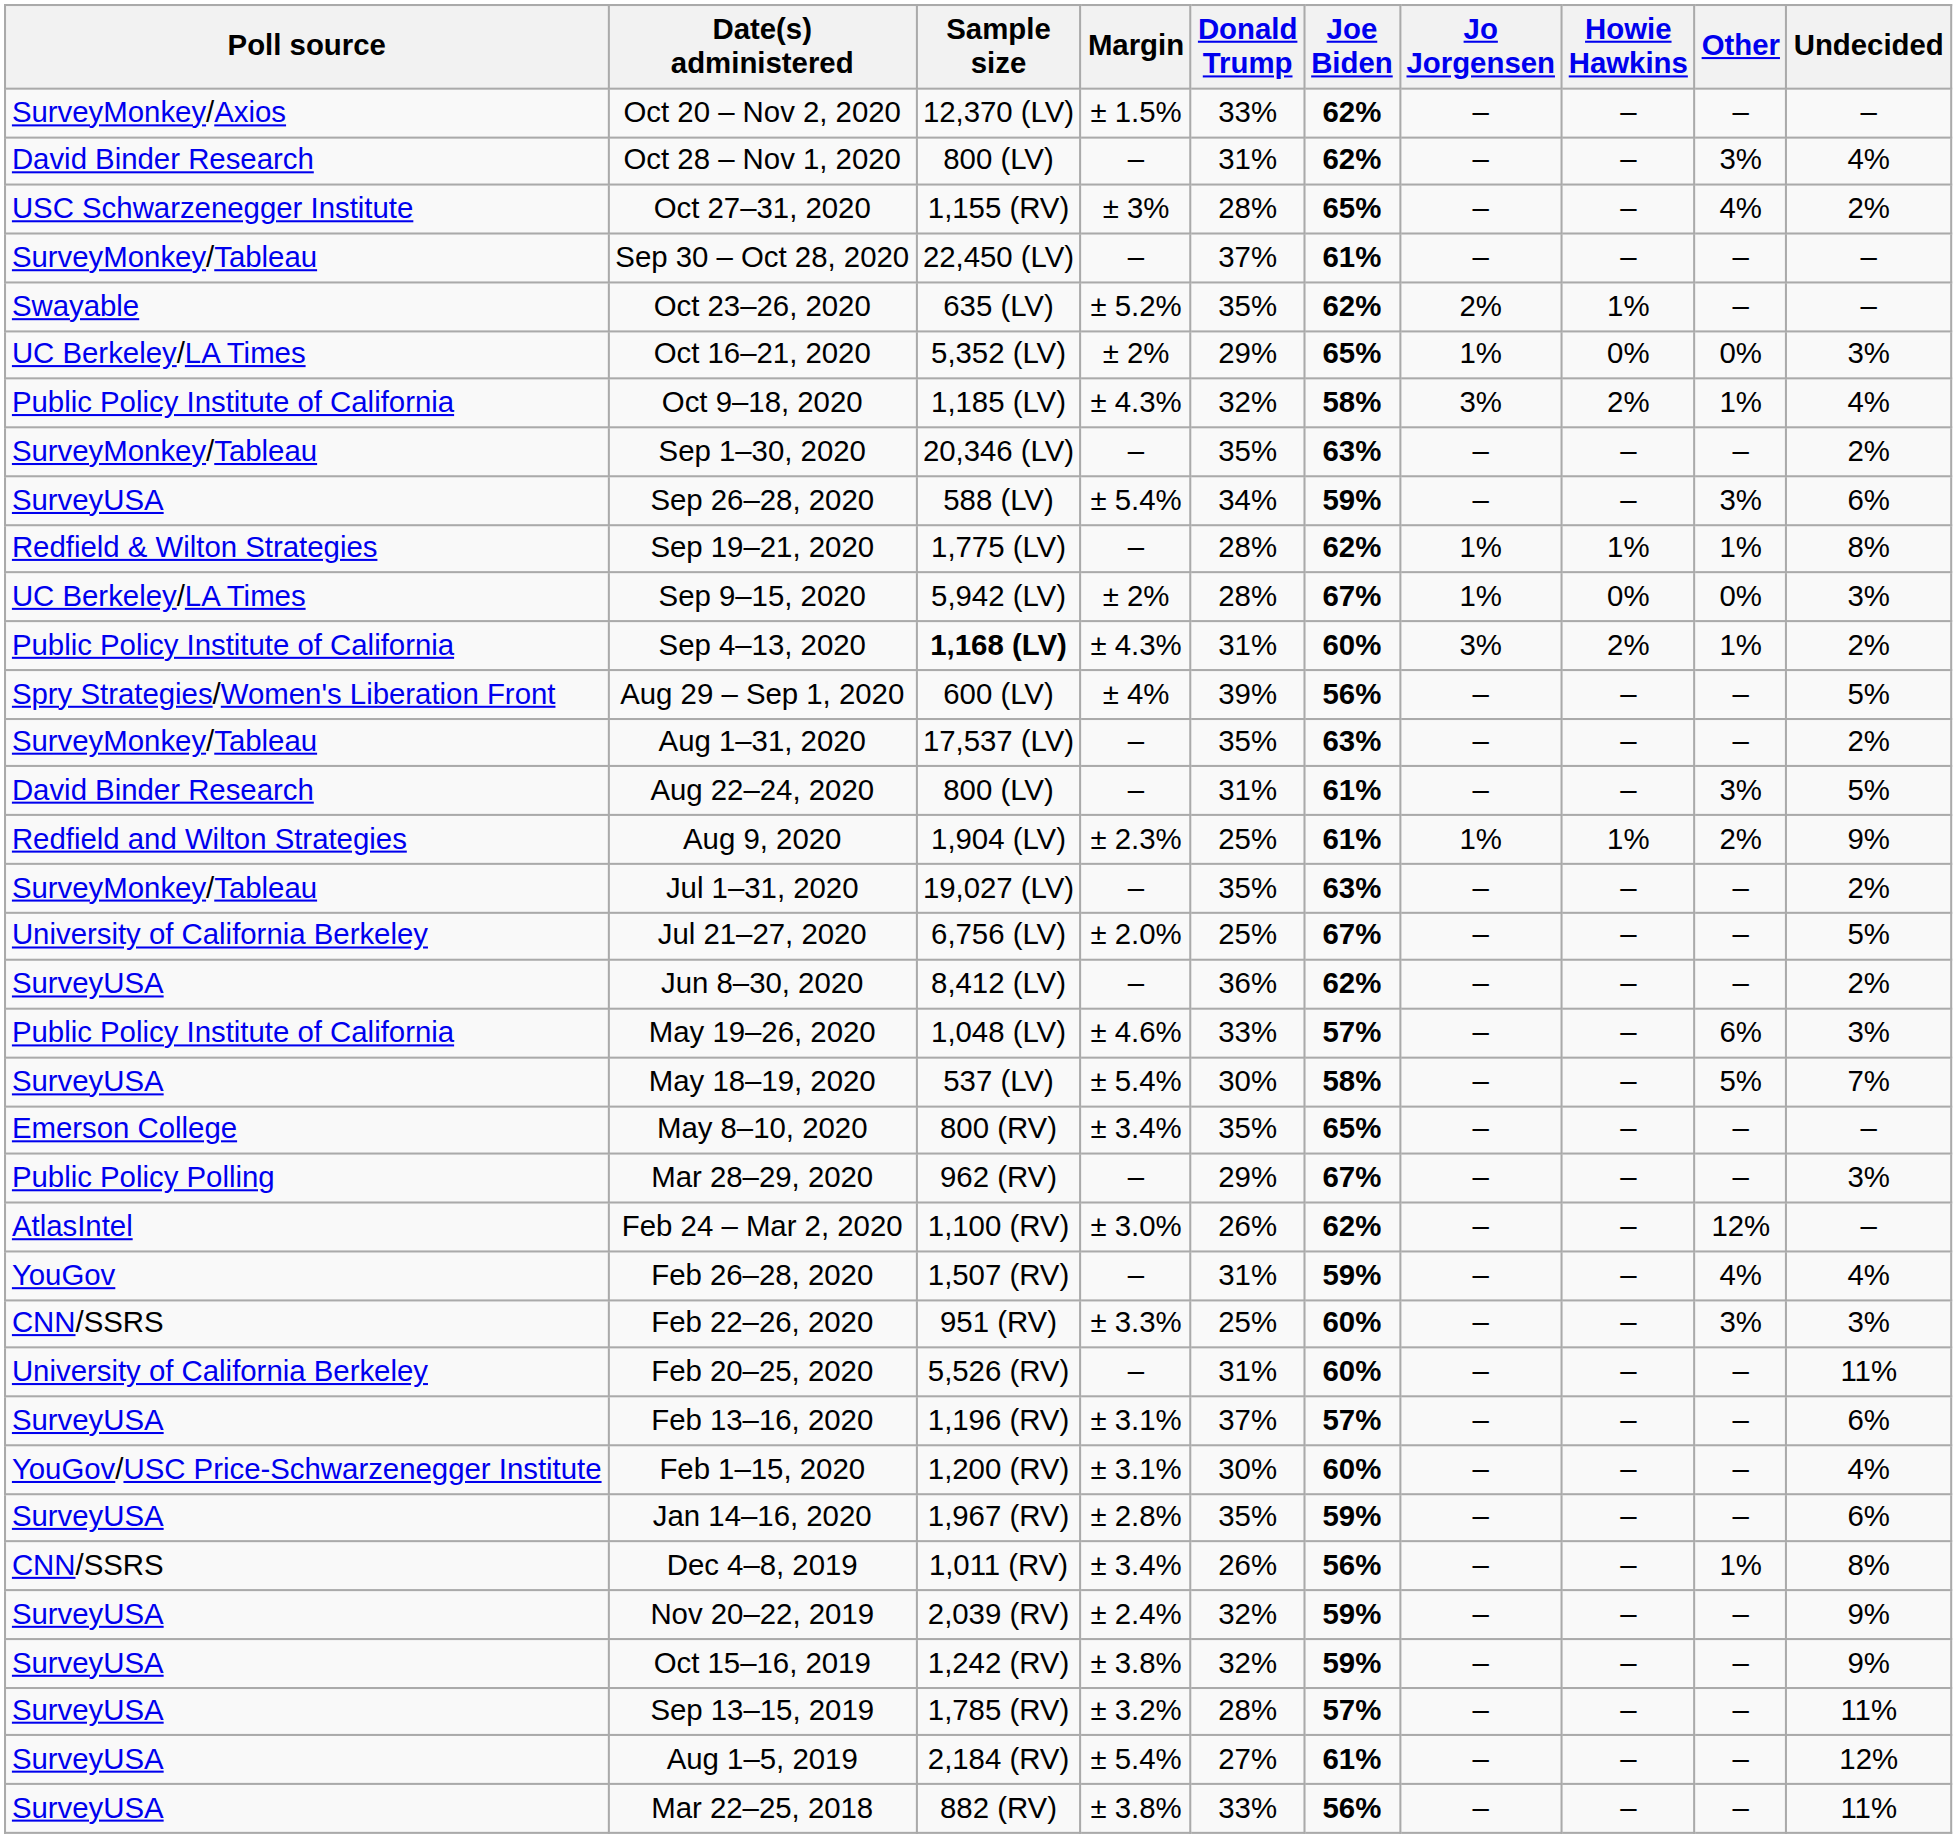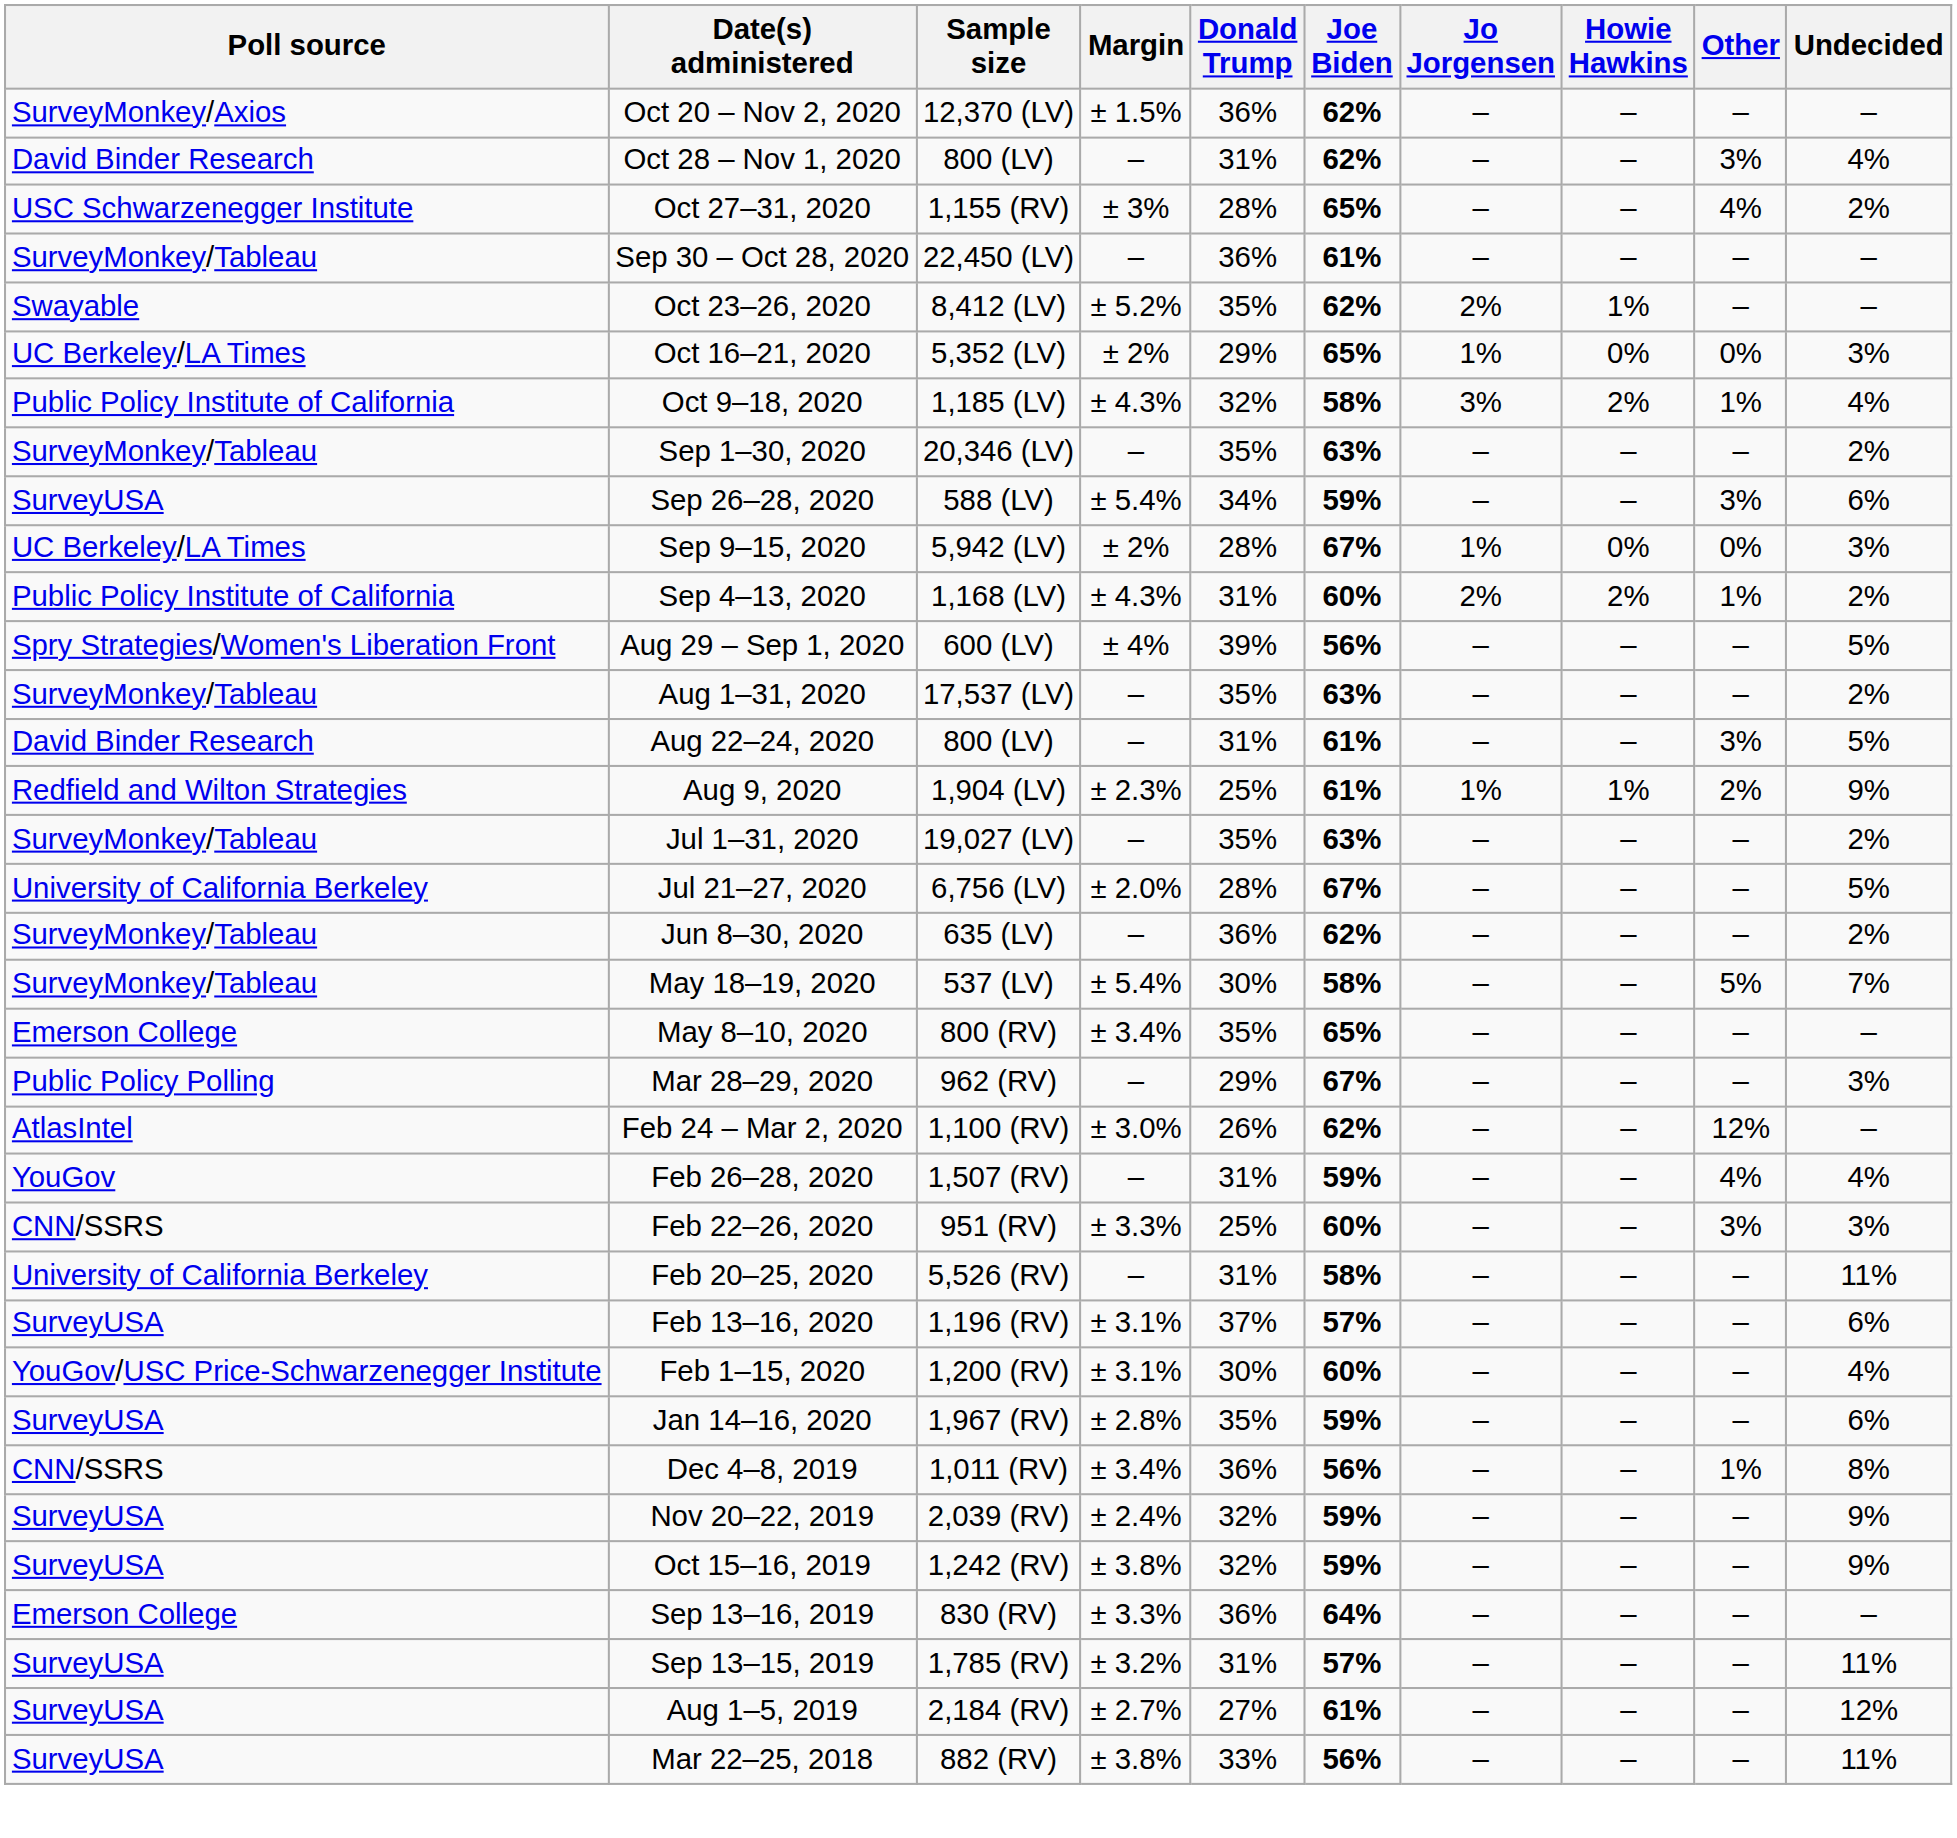(1248, 112) 33% -> (1248, 112) 36%
(1248, 257) 37% -> (1248, 257) 36%
(999, 306) 635 (LV) -> (999, 306) 8,412 (LV)
- row: (762, 548)
(999, 645) bold -> (999, 596) normal
(1481, 645) 3% -> (1481, 596) 2%
(1248, 935) 25% -> (1248, 887) 28%
(88, 984) SurveyUSA -> (165, 935) SurveyMonkey/Tableau
(999, 984) 8,412 (LV) -> (999, 935) 635 (LV)
- row: (762, 1032)
(88, 1081) SurveyUSA -> (165, 984) SurveyMonkey/Tableau
(1352, 1371) 60% -> (1352, 1275) 58%
(1248, 1565) 26% -> (1248, 1468) 36%
+ row: (762, 1614)
(1248, 1711) 28% -> (1248, 1662) 31%
(1136, 1759) ± 5.4% -> (1136, 1711) ± 2.7%
